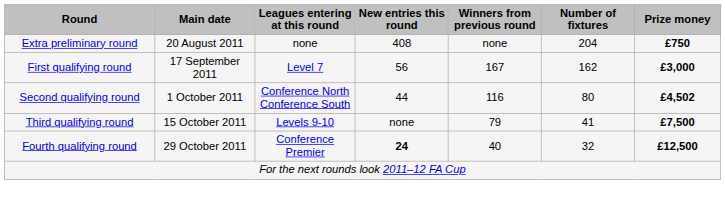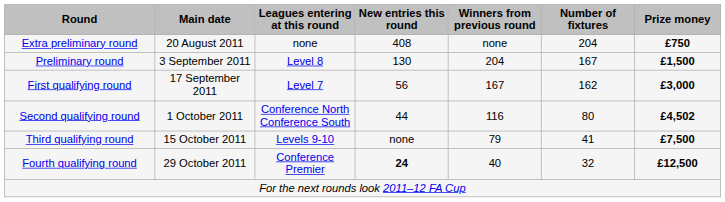+ row: (80, 61)
